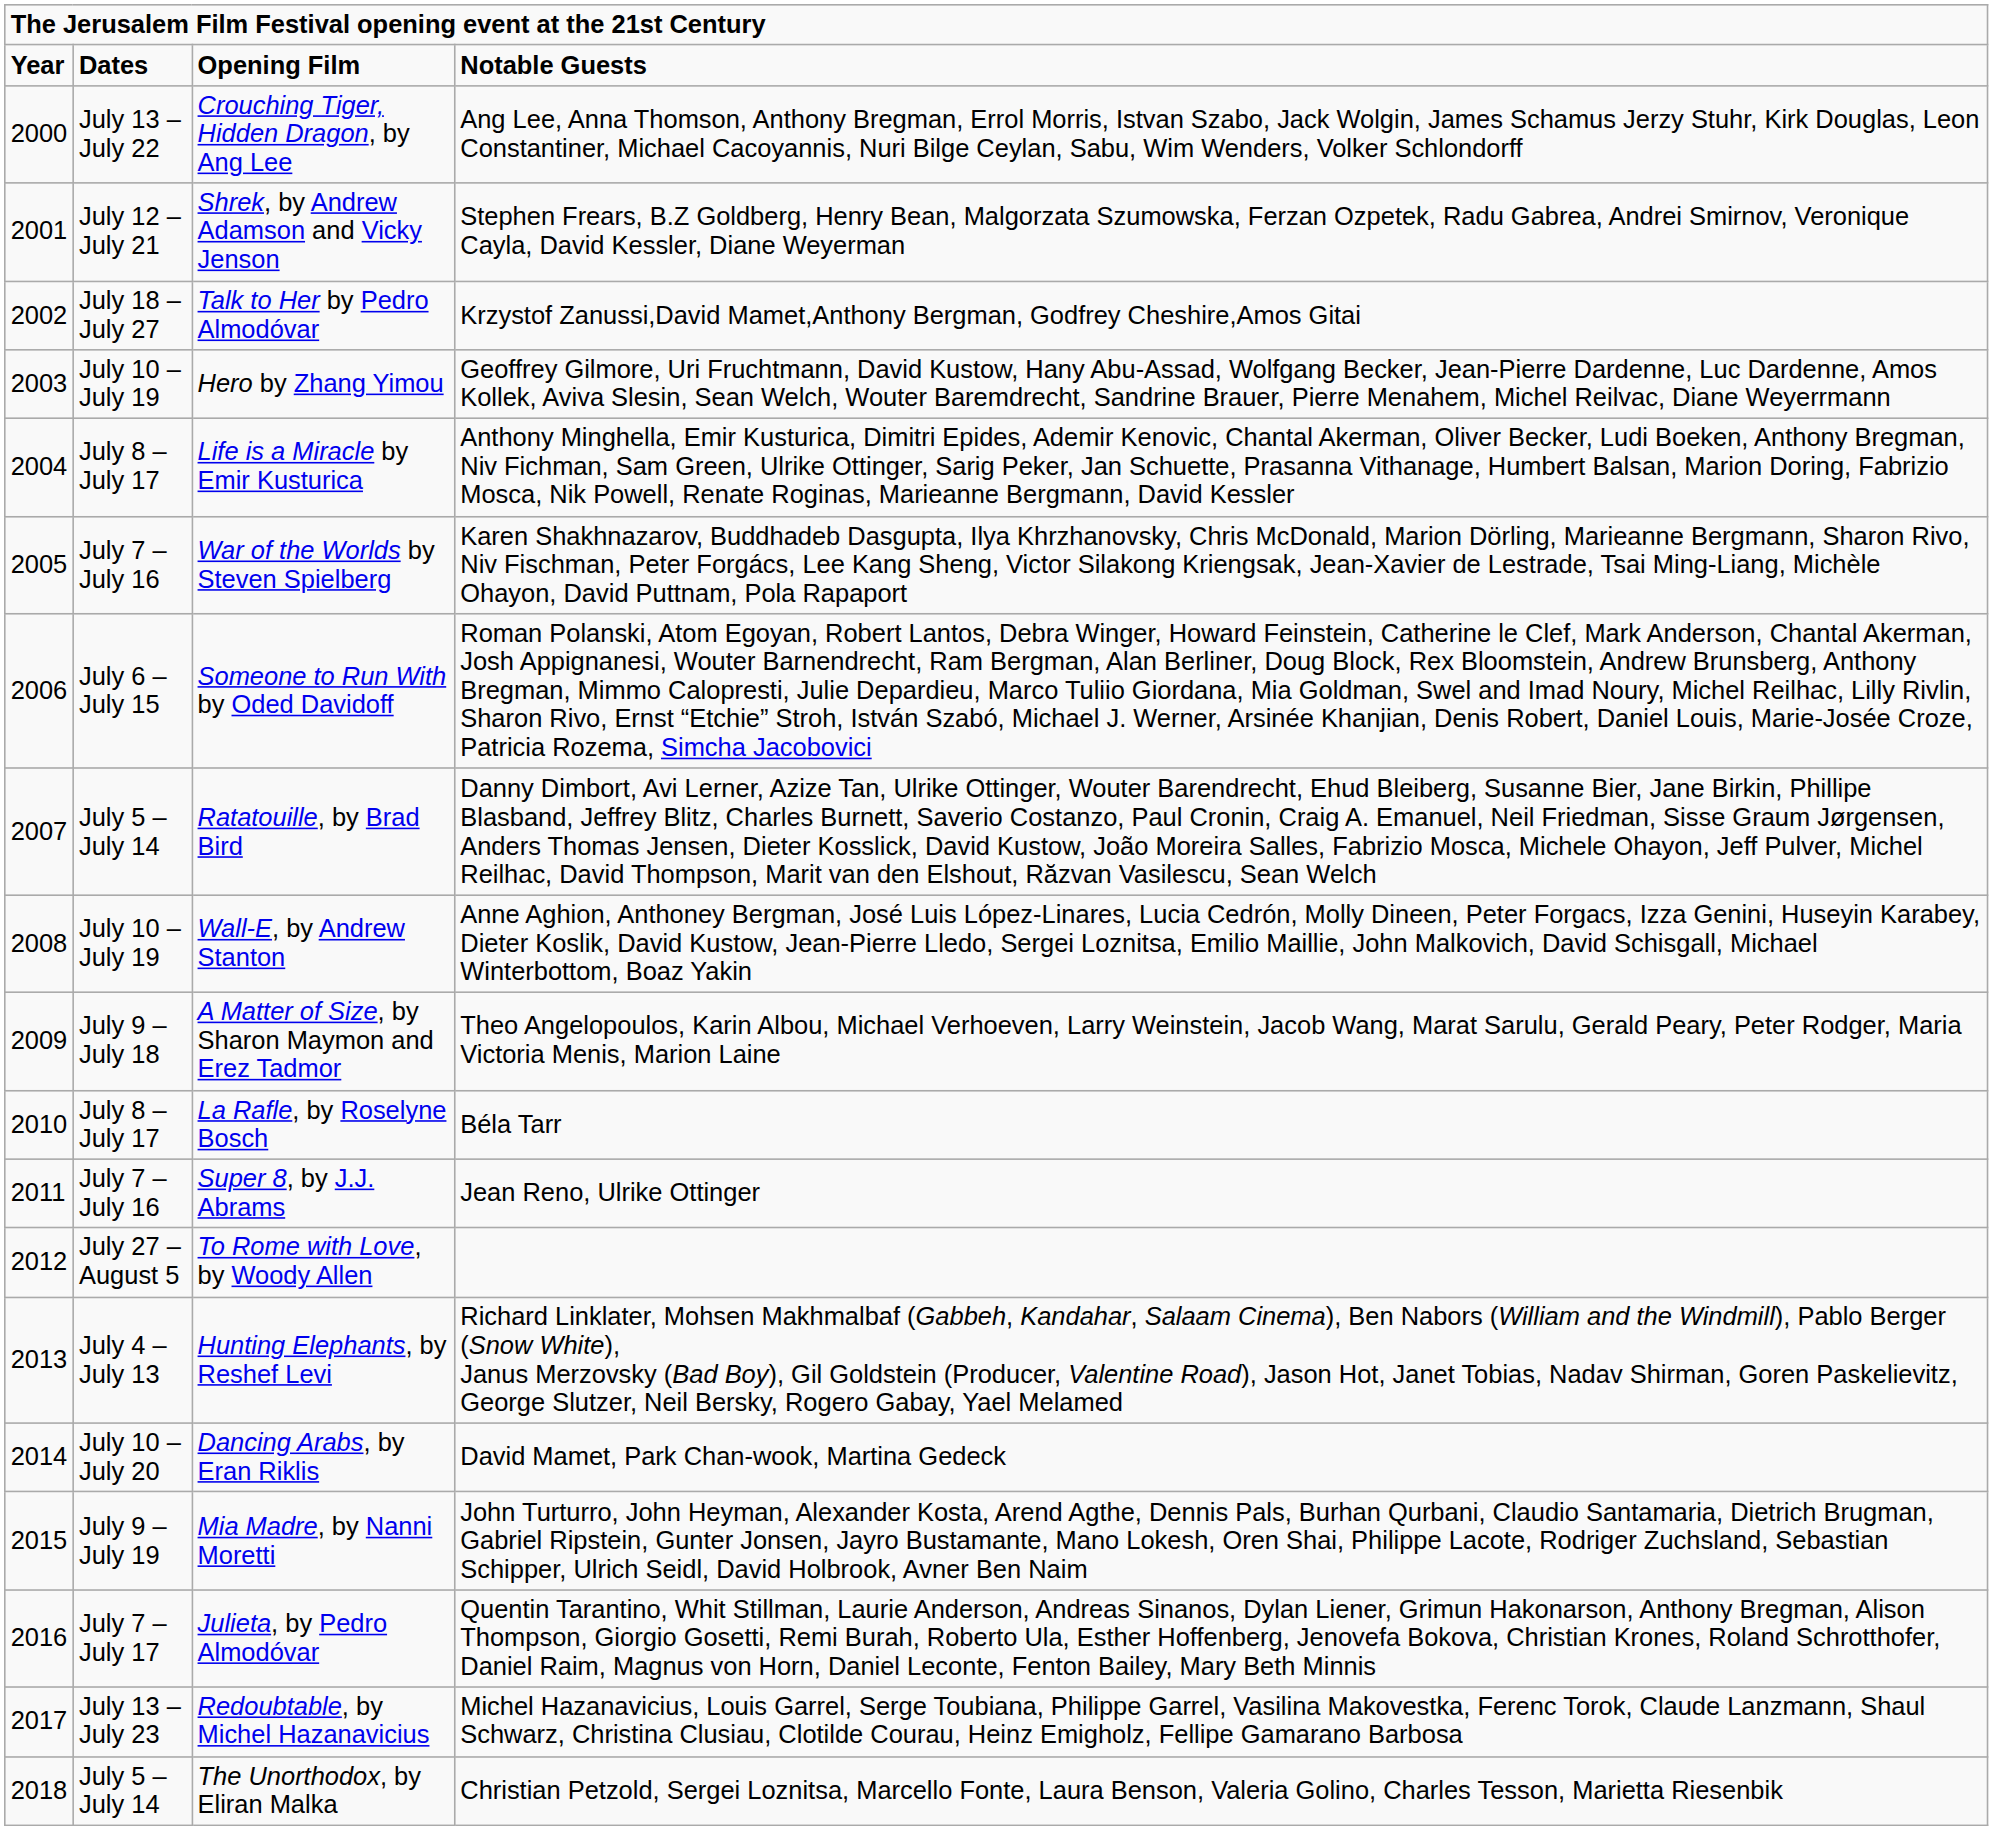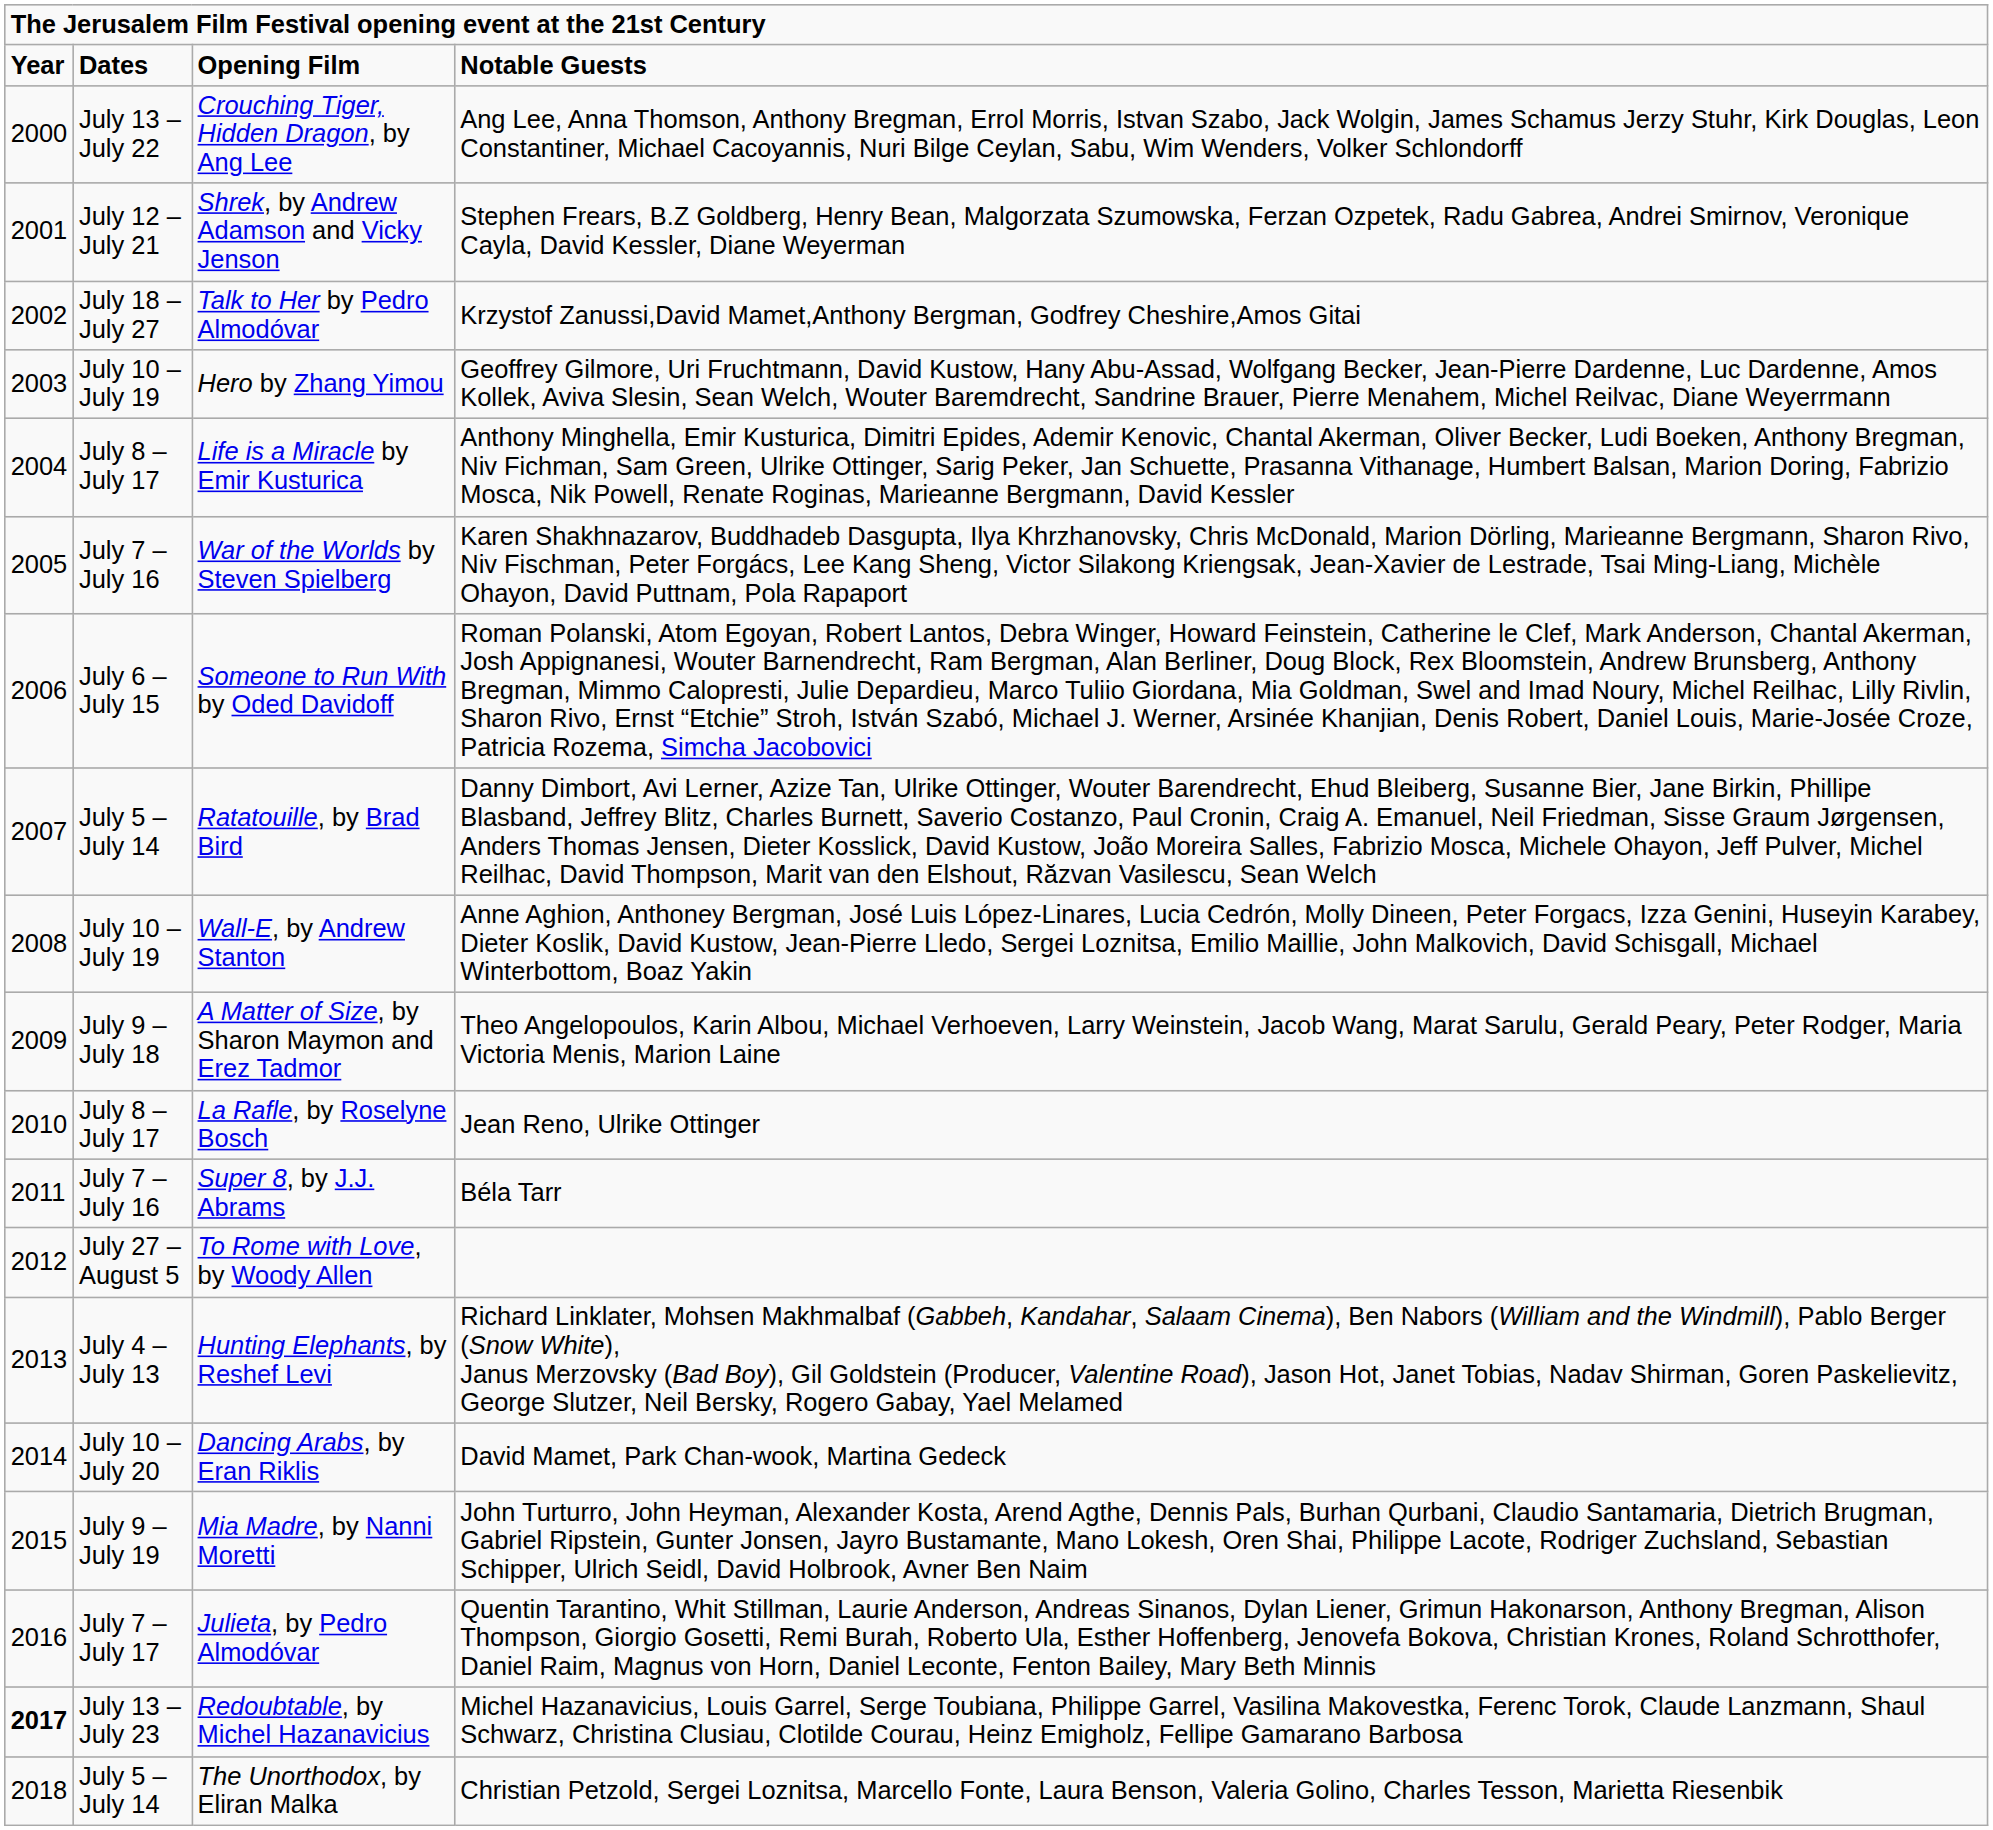(511, 1124) Béla Tarr -> (610, 1124) Jean Reno, Ulrike Ottinger
(610, 1193) Jean Reno, Ulrike Ottinger -> (511, 1193) Béla Tarr
(39, 1721) normal -> (39, 1721) bold
